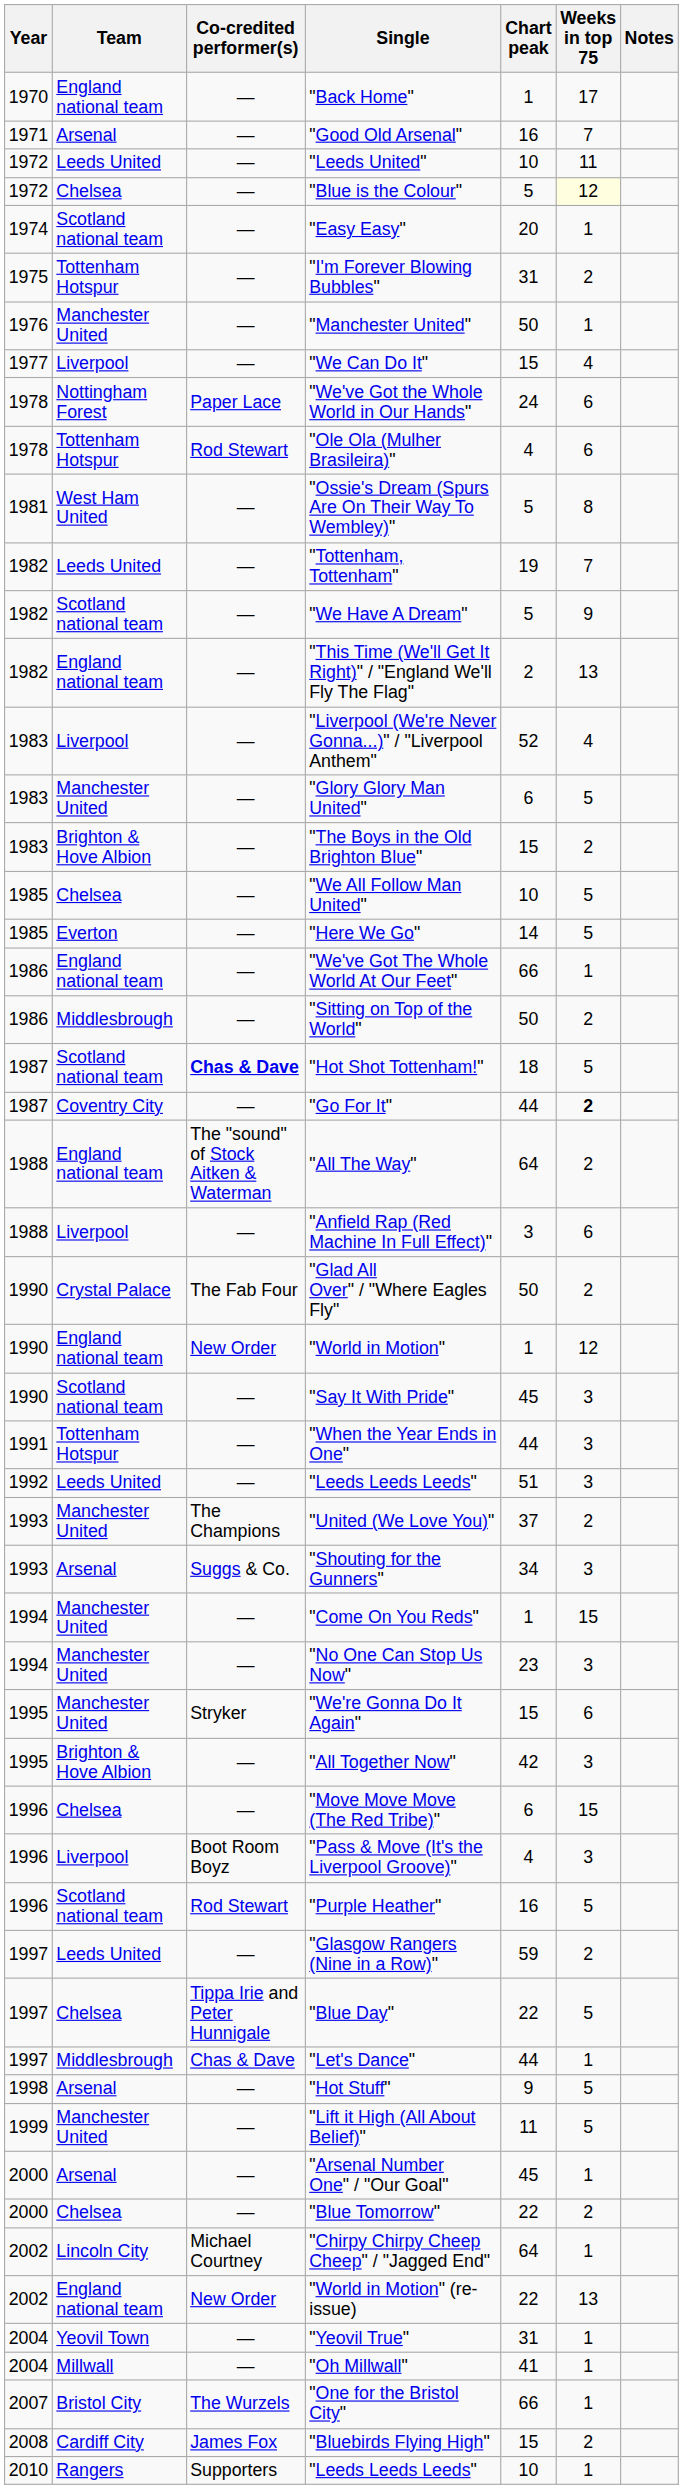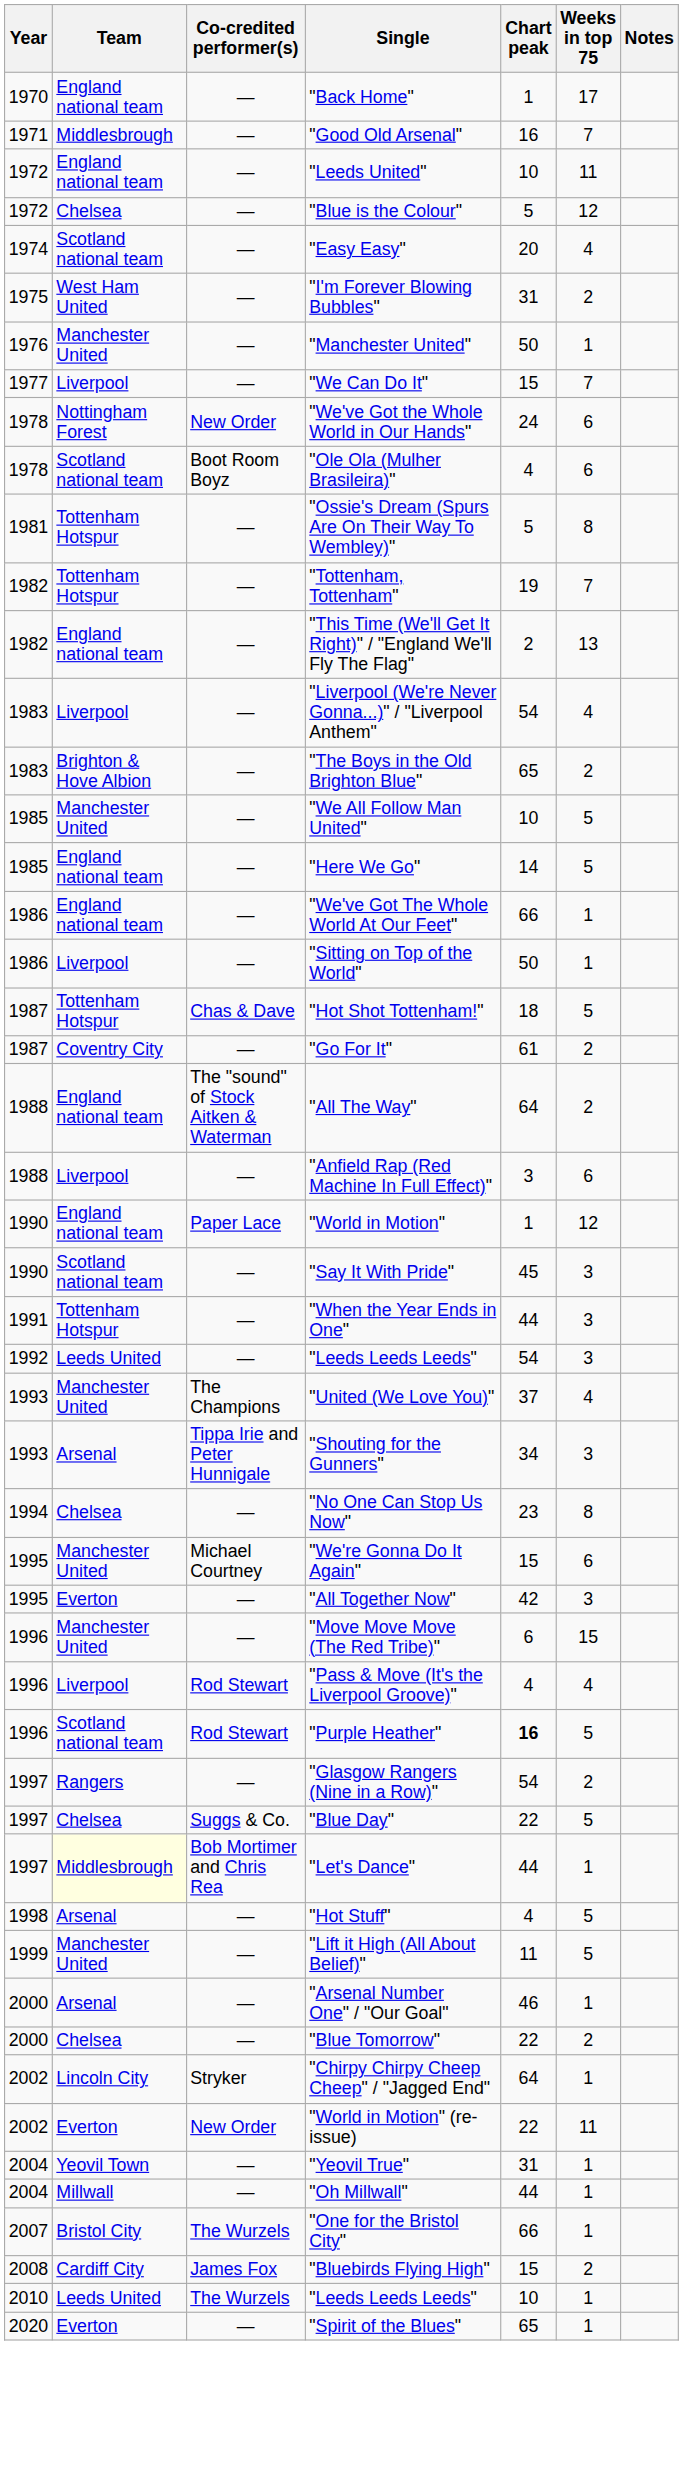(86, 134) Arsenal -> (115, 134) Middlesbrough
(109, 163) Leeds United -> (110, 173) England national team
(588, 191) lightyellow background -> (588, 211) no background
(588, 229) 1 -> (588, 249) 4
(98, 277) Tottenham Hotspur -> (98, 297) West Ham United
(588, 363) 4 -> (588, 383) 7
(236, 401) Paper Lace -> (233, 421) New Order
(98, 450) Tottenham Hotspur -> (110, 470) Scotland national team
(239, 450) Rod Stewart -> (235, 470) Boot Room Boyz
(98, 508) West Ham United -> (98, 528) Tottenham Hotspur
(109, 566) Leeds United -> (98, 586) Tottenham Hotspur
- row: (28, 614)
(528, 740) 52 -> (528, 712) 54
- row: (28, 798)
(528, 847) 15 -> (528, 770) 65
(89, 895) Chelsea -> (103, 818) Manchester United
(87, 933) Everton -> (110, 867) England national team
(115, 1019) Middlesbrough -> (92, 963) Liverpool
(588, 1019) 2 -> (588, 963) 1
(110, 1067) Scotland national team -> (98, 1011) Tottenham Hotspur
(244, 1067) bold -> (243, 1011) normal
(528, 1105) 44 -> (528, 1049) 61
(588, 1105) bold -> (588, 1049) normal
- row: (28, 1290)
(233, 1348) New Order -> (236, 1224) Paper Lace
(528, 1482) 51 -> (528, 1358) 54
(588, 1521) 2 -> (588, 1396) 4
(240, 1569) Suggs & Co. -> (244, 1454) Tippa Irie and Peter Hunnigale
- row: (28, 1617)
(103, 1665) Manchester United -> (89, 1512) Chelsea
(588, 1665) 3 -> (588, 1512) 8
(218, 1713) Stryker -> (226, 1561) Michael Courtney
(104, 1761) Brighton & Hove Albion -> (87, 1599) Everton
(89, 1809) Chelsea -> (103, 1637) Manchester United
(235, 1858) Boot Room Boyz -> (239, 1685) Rod Stewart
(588, 1858) 3 -> (588, 1685) 4
(528, 1906) normal -> (528, 1733) bold
(109, 1954) Leeds United -> (90, 1781) Rangers
(528, 1954) 59 -> (528, 1781) 54
(244, 2012) Tippa Irie and Peter Hunnigale -> (240, 1819) Suggs & Co.
(115, 2060) no background -> (115, 1868) lightyellow background
(243, 2060) Chas & Dave -> (243, 1868) Bob Mortimer and Chris Rea
(528, 2088) 9 -> (528, 1916) 4
(528, 2175) 45 -> (528, 2002) 46
(226, 2251) Michael Courtney -> (218, 2078) Stryker
(110, 2299) England national team -> (87, 2127) Everton
(588, 2299) 13 -> (588, 2127) 11
(528, 2365) 41 -> (528, 2193) 44
(90, 2470) Rangers -> (109, 2297) Leeds United
(234, 2470) Supporters -> (240, 2297) The Wurzels
+ row: (28, 2325)
